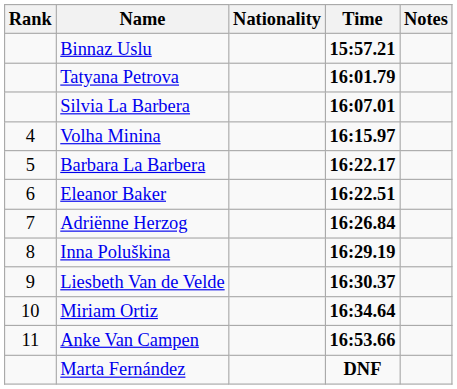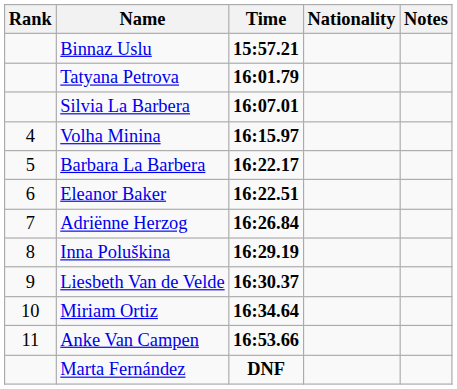columns swapped: (277, 19) <-> (362, 19)
